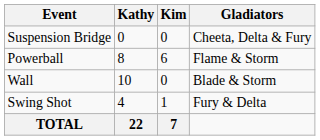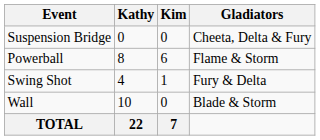rows swapped: (20, 80) <-> (40, 102)
